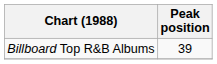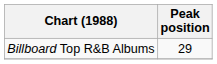(185, 48) 39 -> (185, 48) 29
